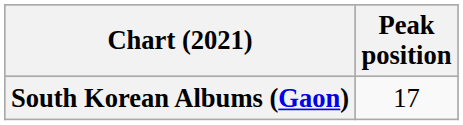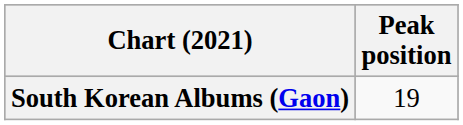(406, 97) 17 -> (406, 97) 19
